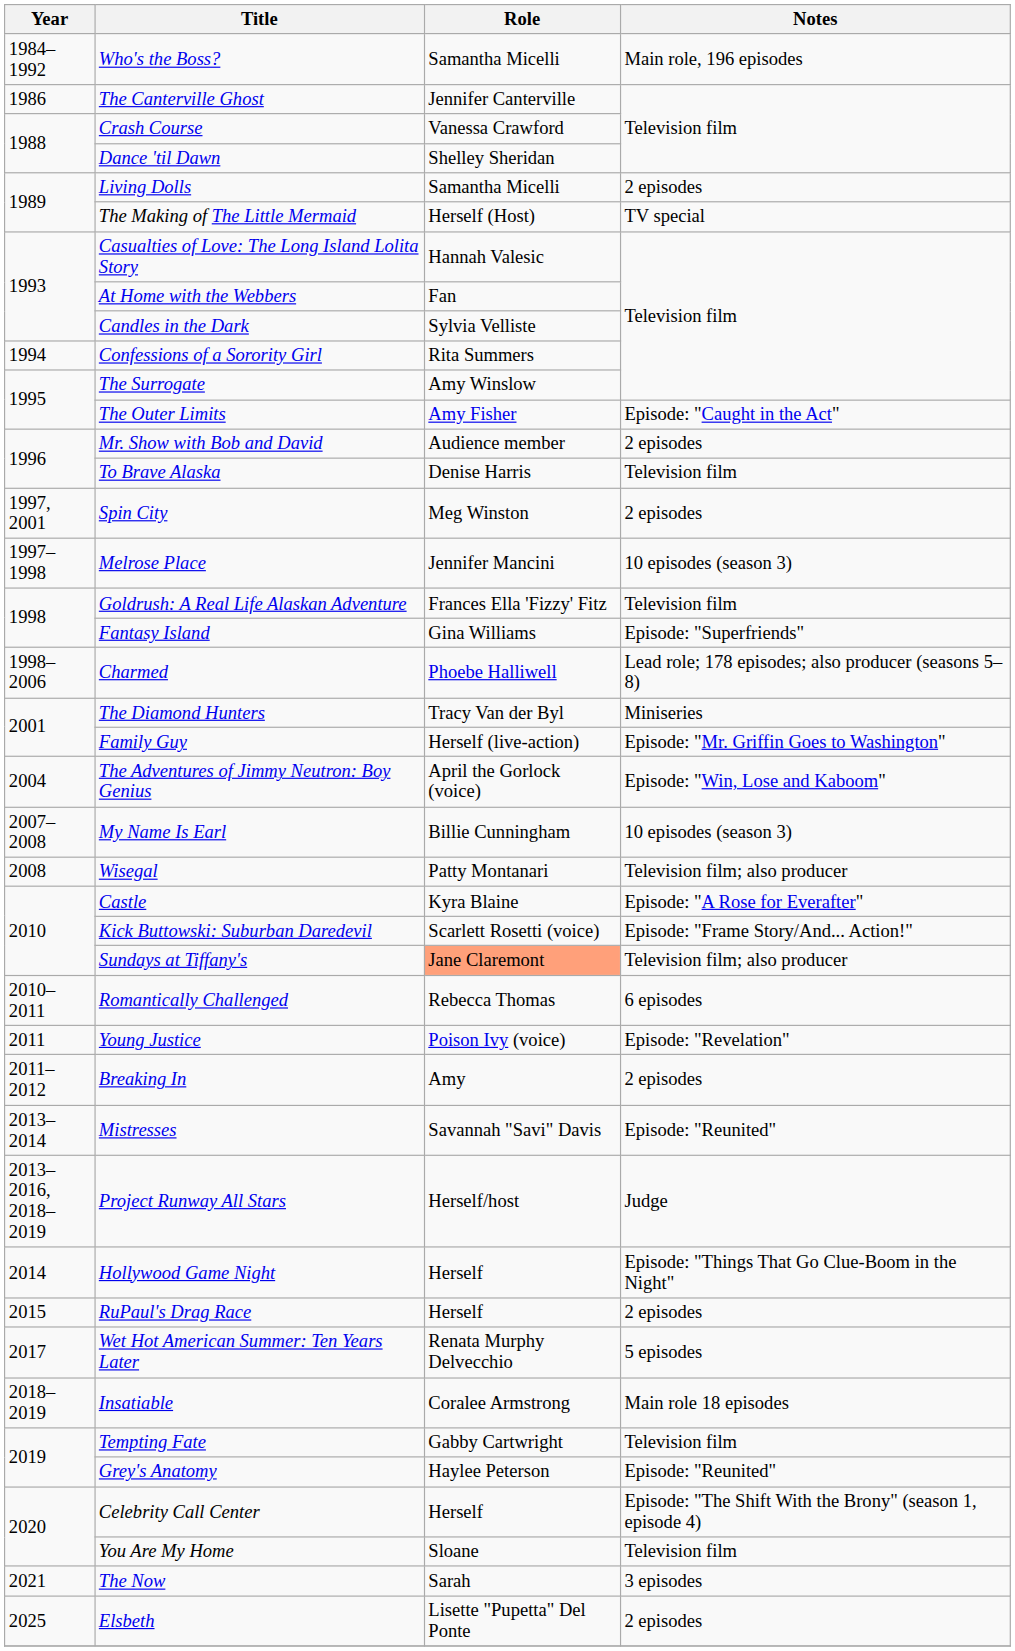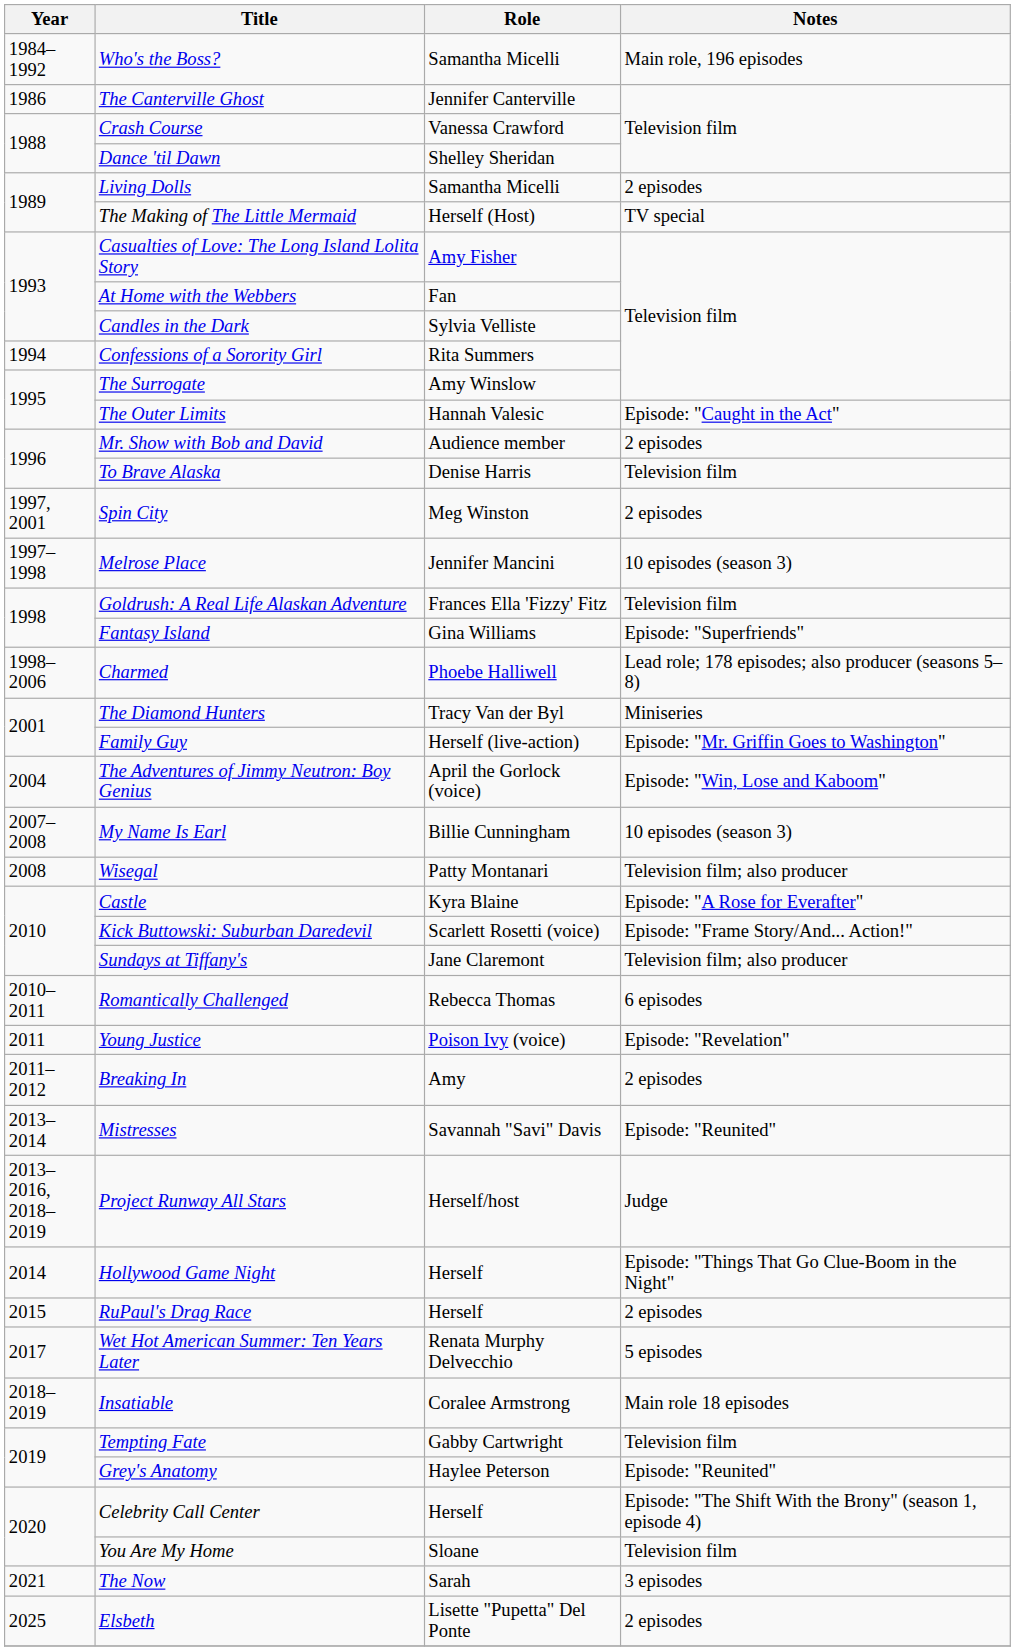(486, 256) Hannah Valesic -> (472, 256) Amy Fisher
(472, 414) Amy Fisher -> (486, 414) Hannah Valesic
(486, 960) lightsalmon background -> (486, 960) no background
